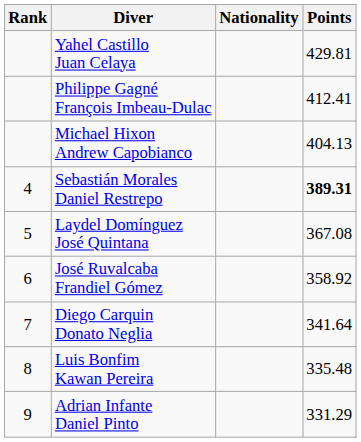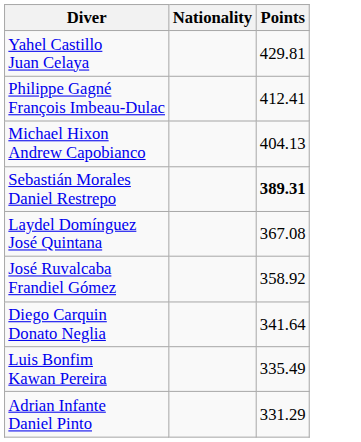- column: (28, 17)
(329, 369) 335.48 -> (283, 369) 335.49
